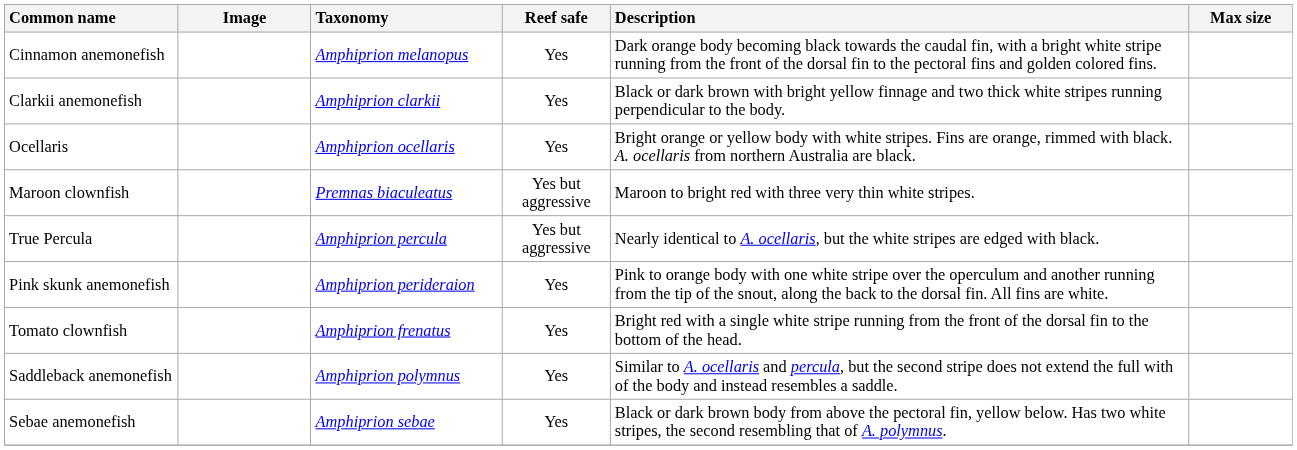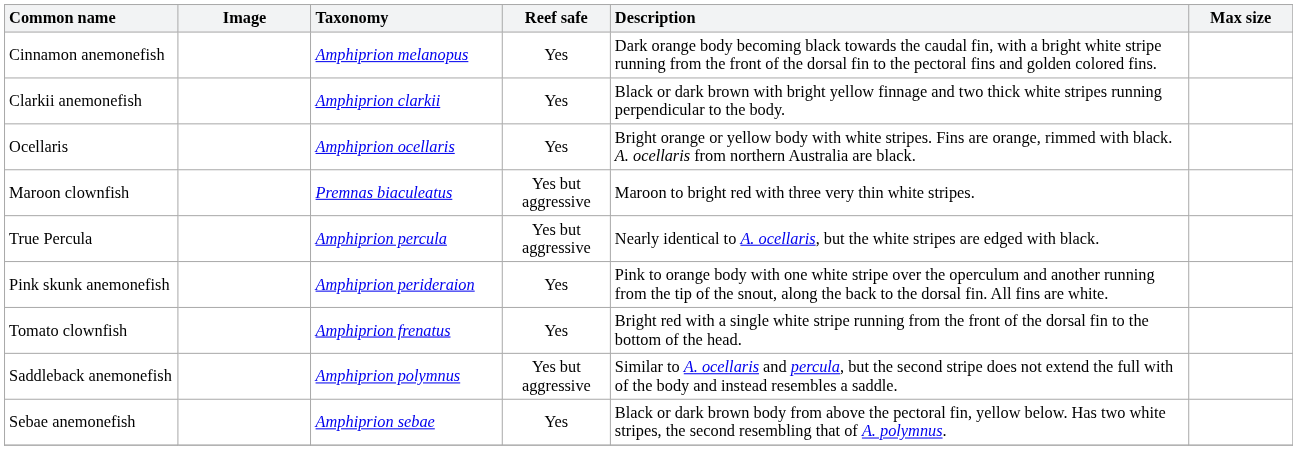(556, 376) Yes -> (556, 376) Yes but aggressive
